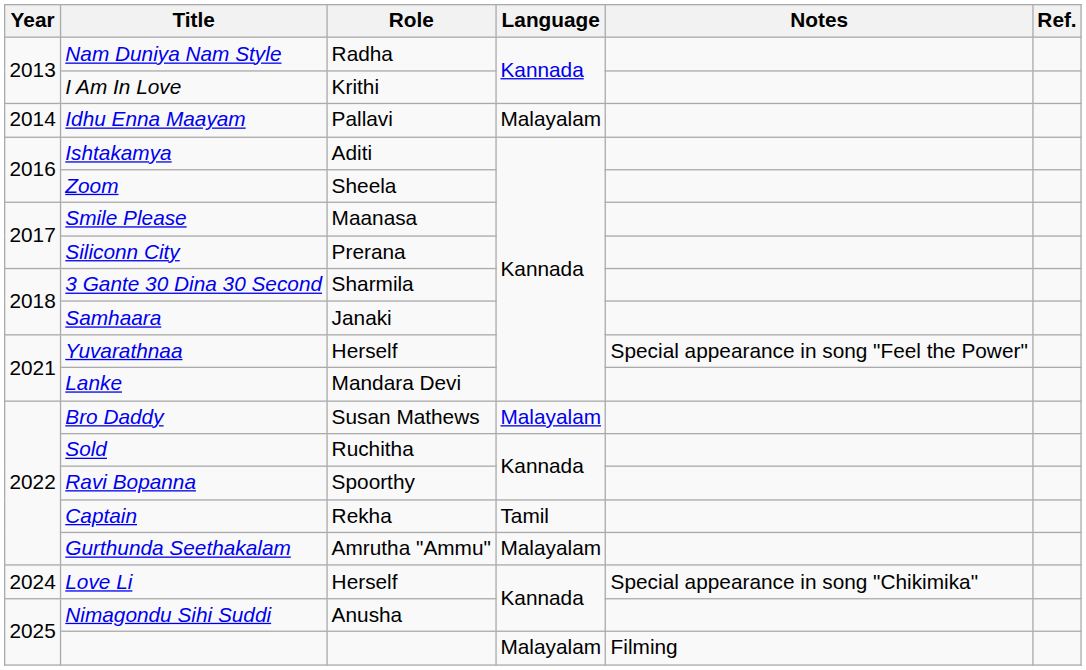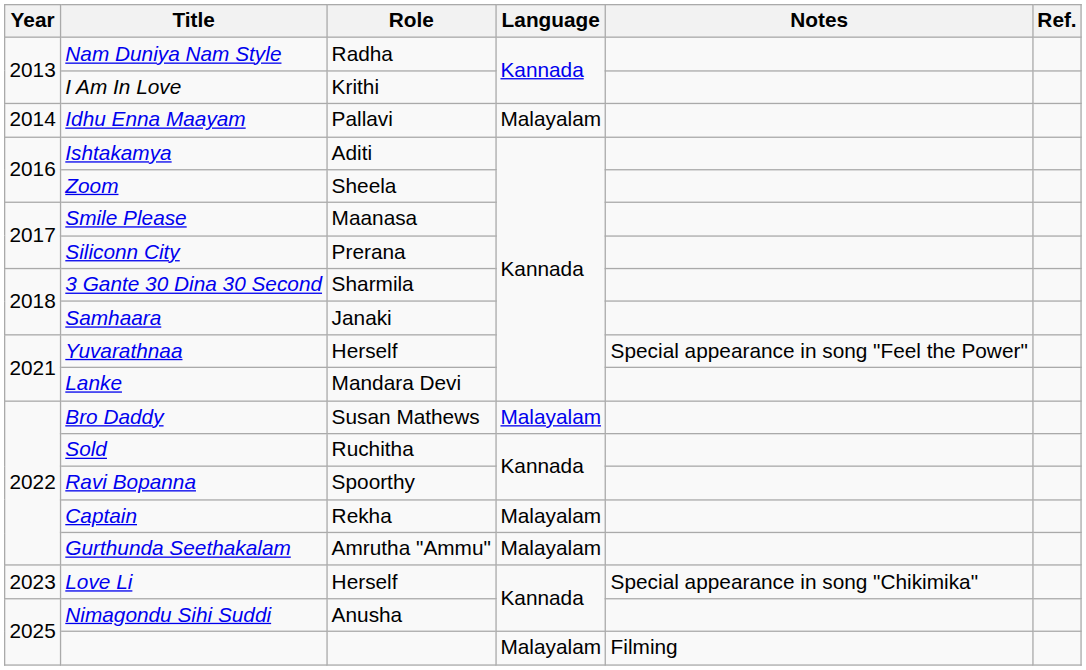(525, 515) Tamil -> (551, 515) Malayalam
(33, 581) 2024 -> (33, 581) 2023
